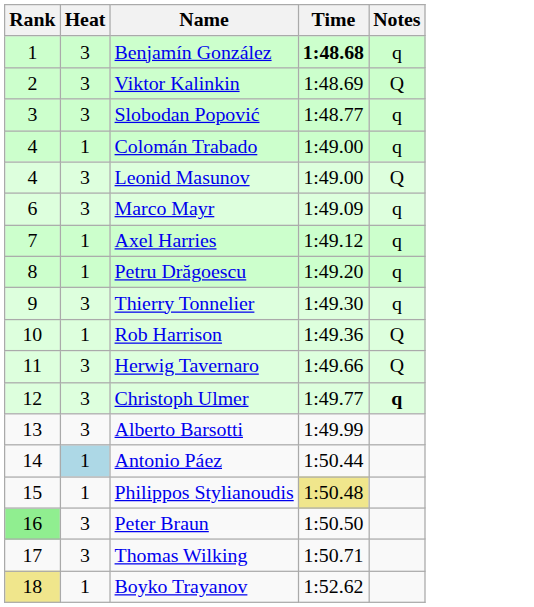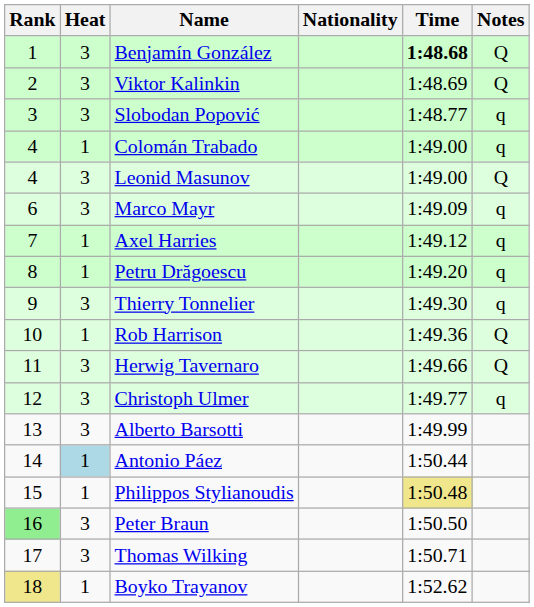+ column: (350, 20)
(397, 51) q -> (501, 51) Q
(397, 397) bold -> (501, 397) normal
